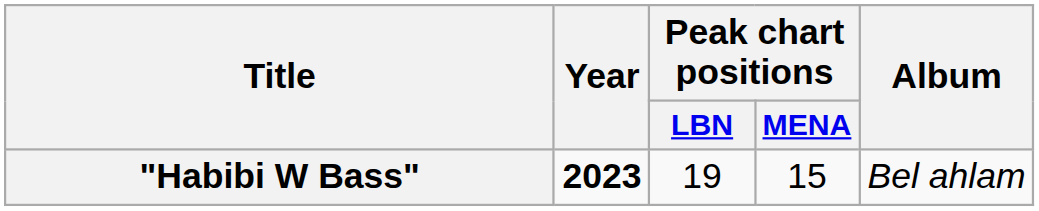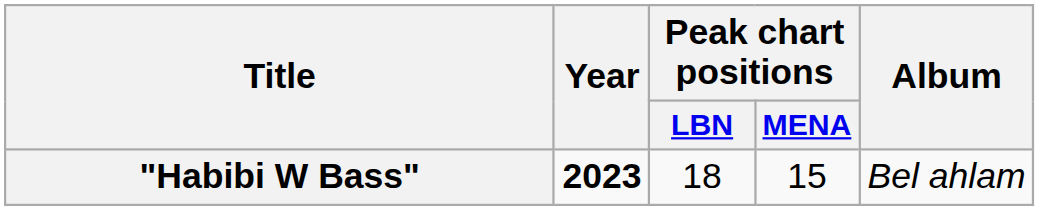(702, 176) 19 -> (702, 176) 18
